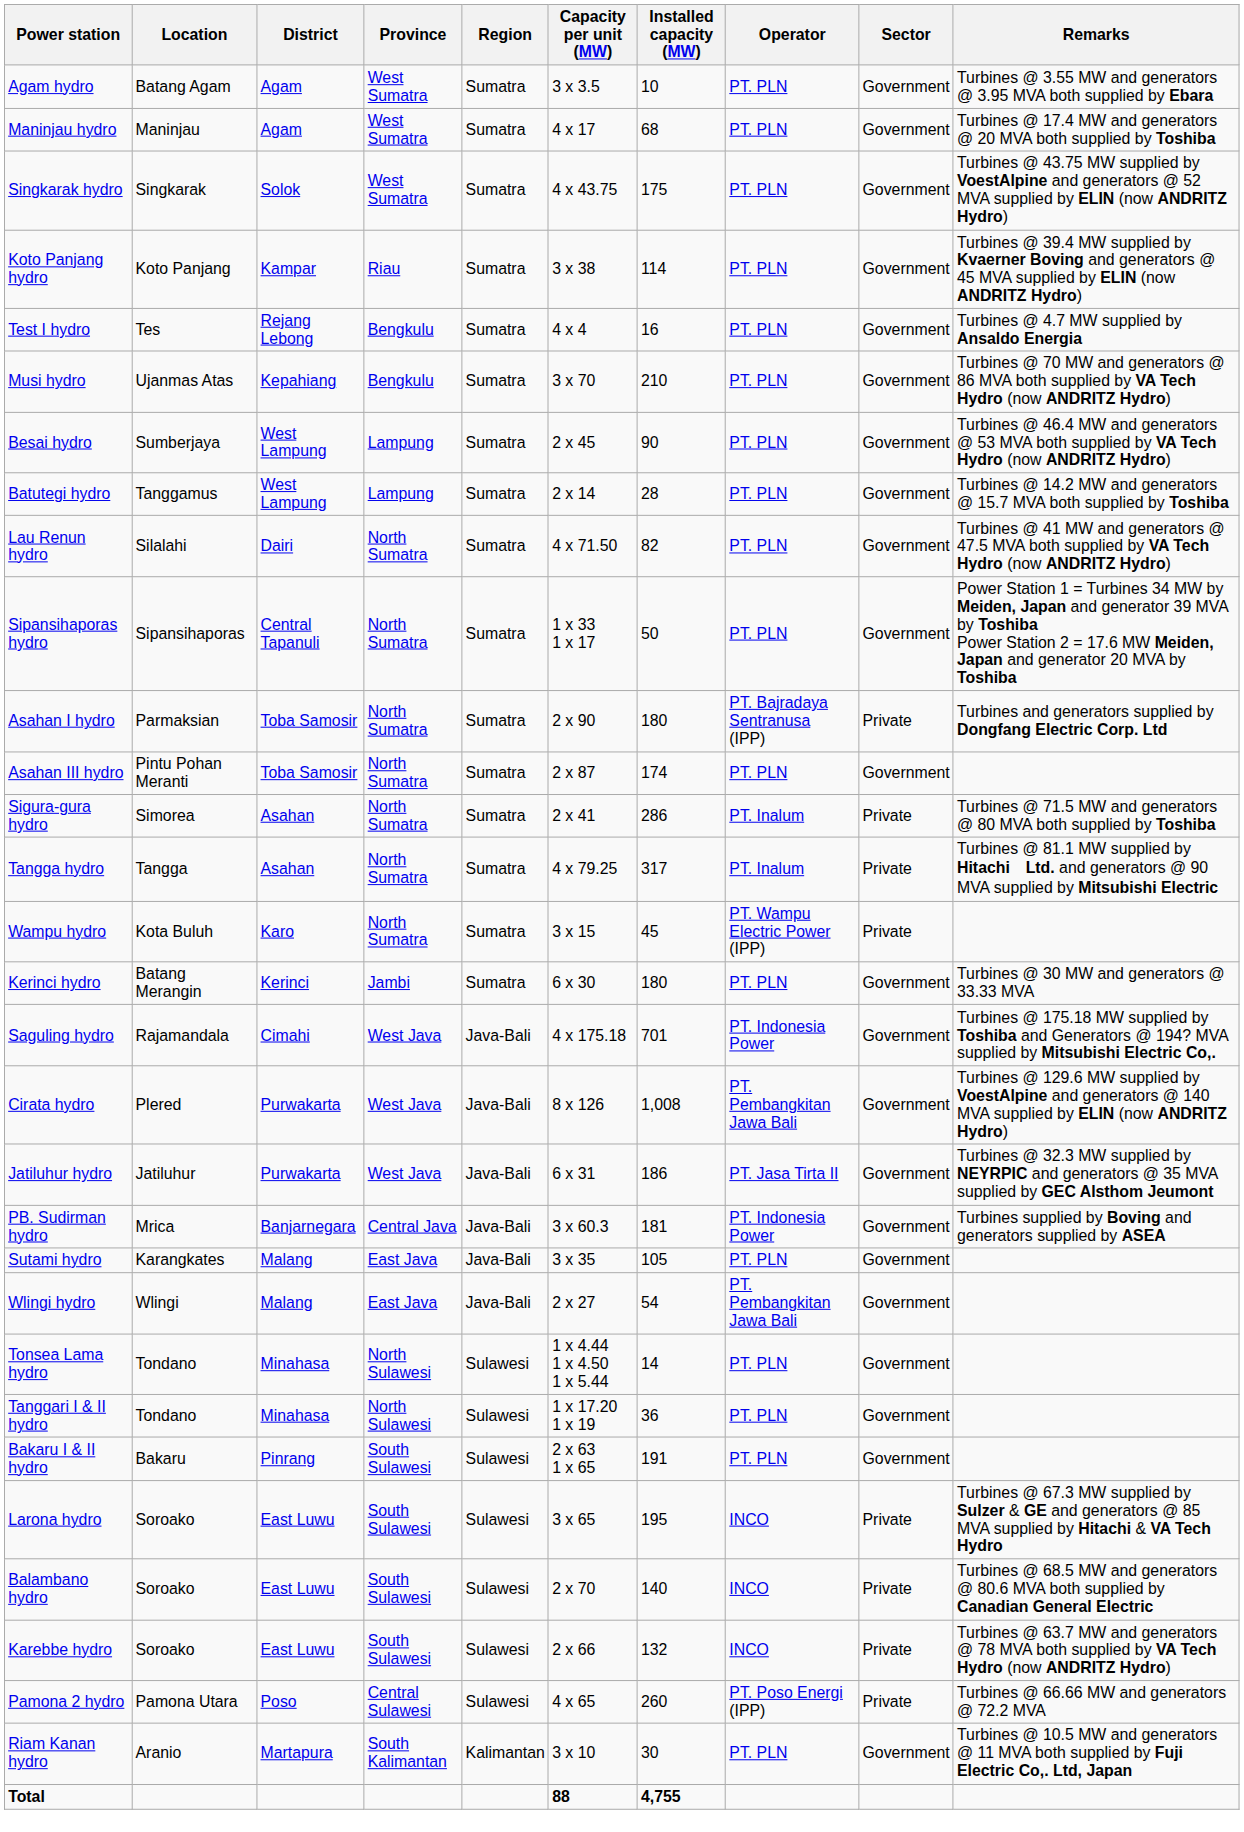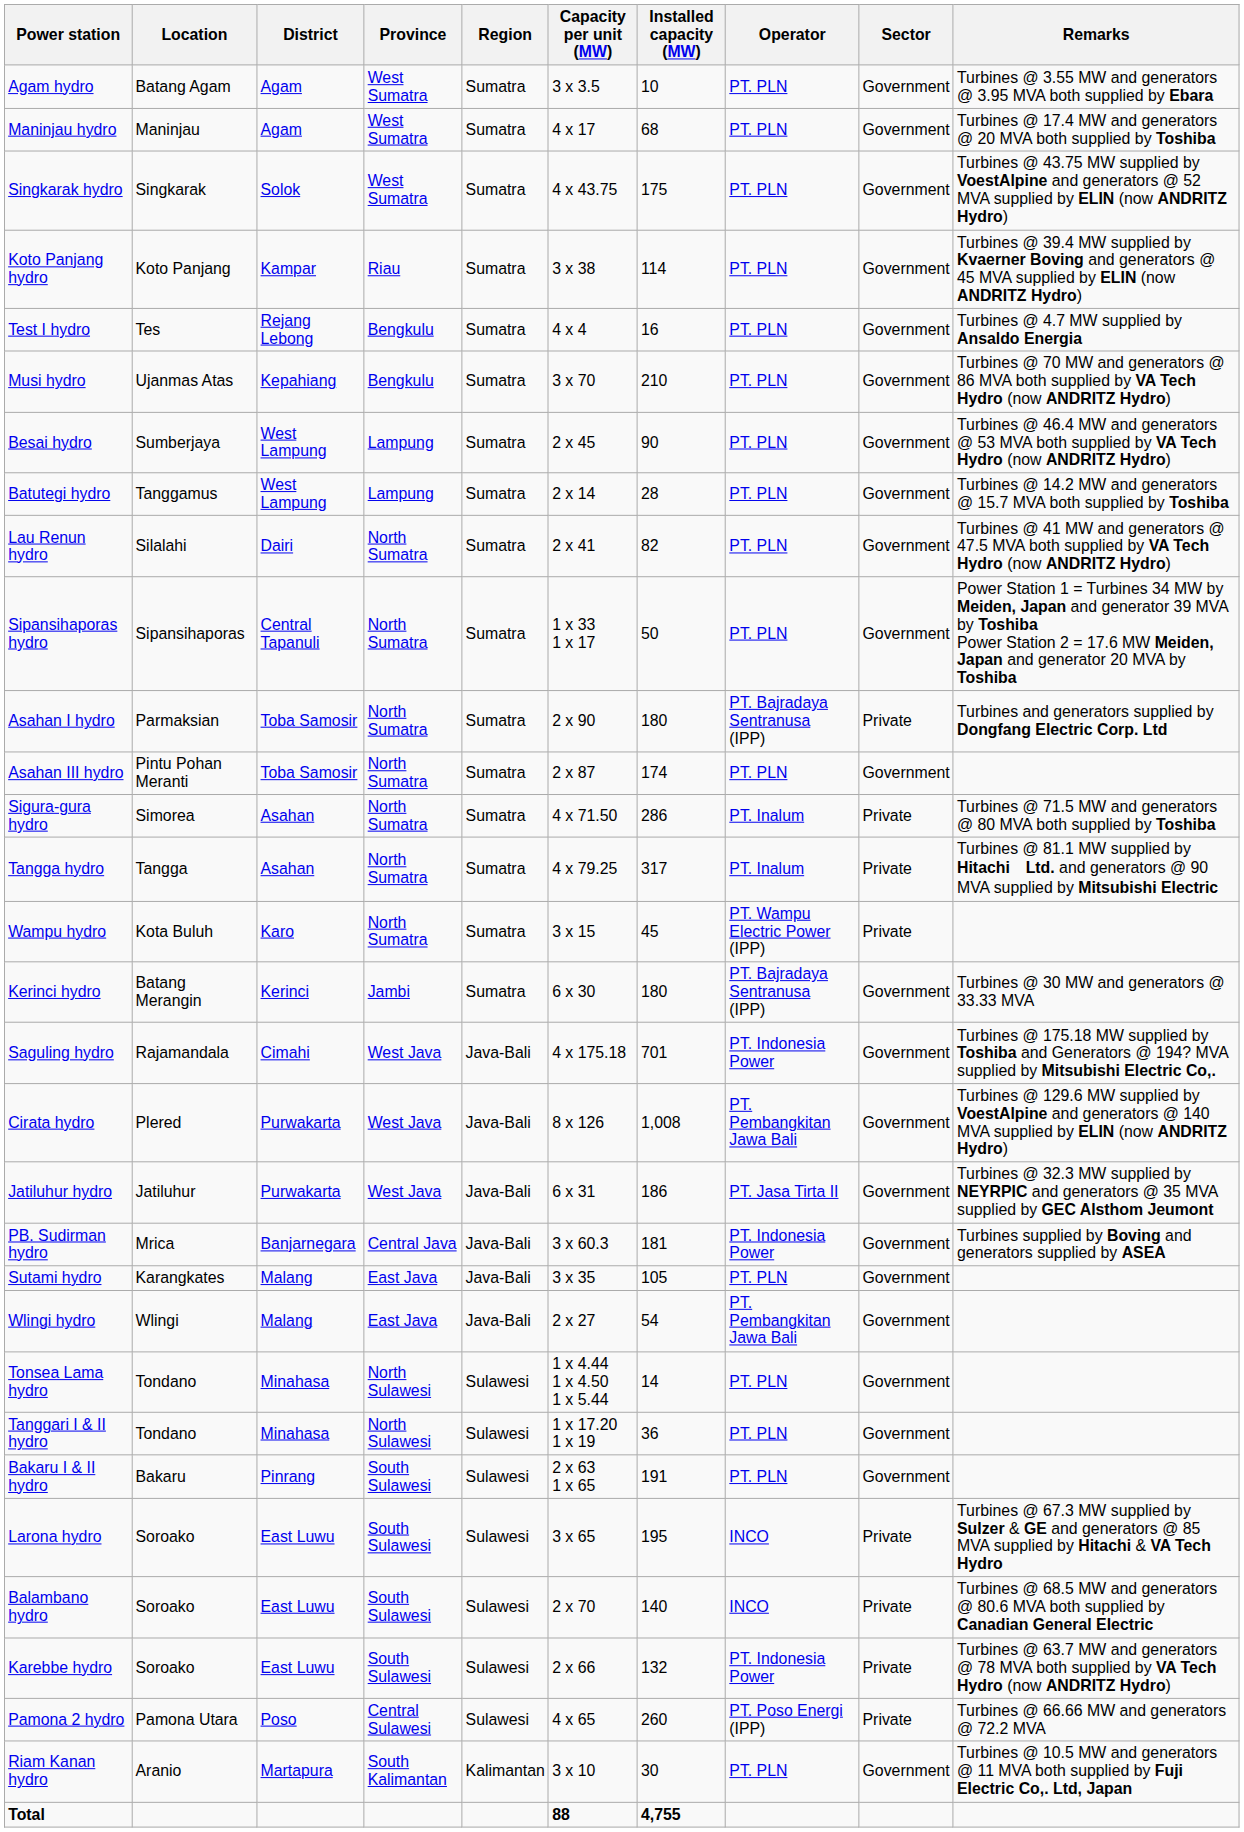(585, 546) 4 x 71.50 -> (574, 546) 2 x 41
(574, 815) 2 x 41 -> (585, 815) 4 x 71.50
(758, 983) PT. PLN -> (779, 992) PT. Bajradaya Sentranusa (IPP)
(749, 1650) INCO -> (777, 1667) PT. Indonesia Power
